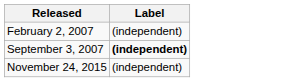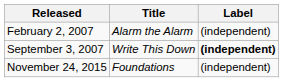+ column: (154, 13)
